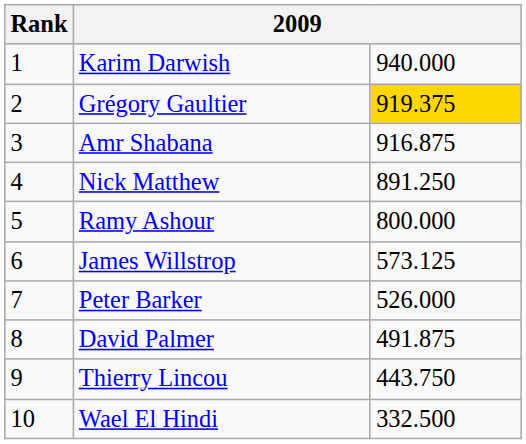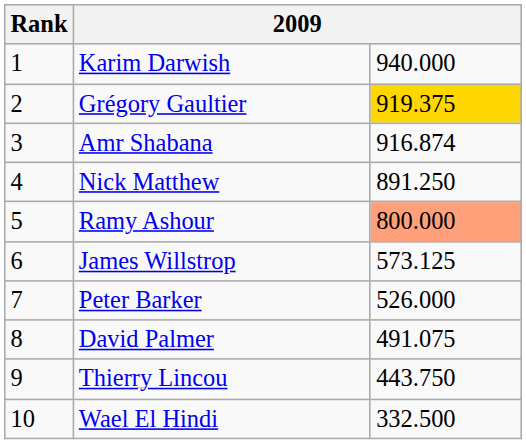(416, 142) 916.875 -> (416, 142) 916.874
(416, 220) no background -> (416, 220) lightsalmon background
(416, 338) 491.875 -> (416, 338) 491.075
